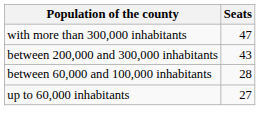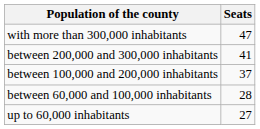(246, 54) 43 -> (246, 54) 41
+ row: (113, 74)
